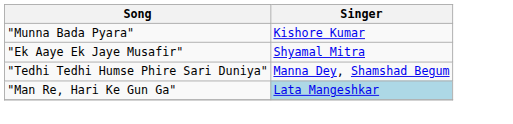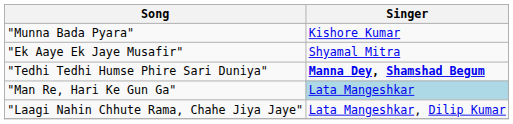(361, 71) normal -> (397, 71) bold
+ row: (155, 109)
